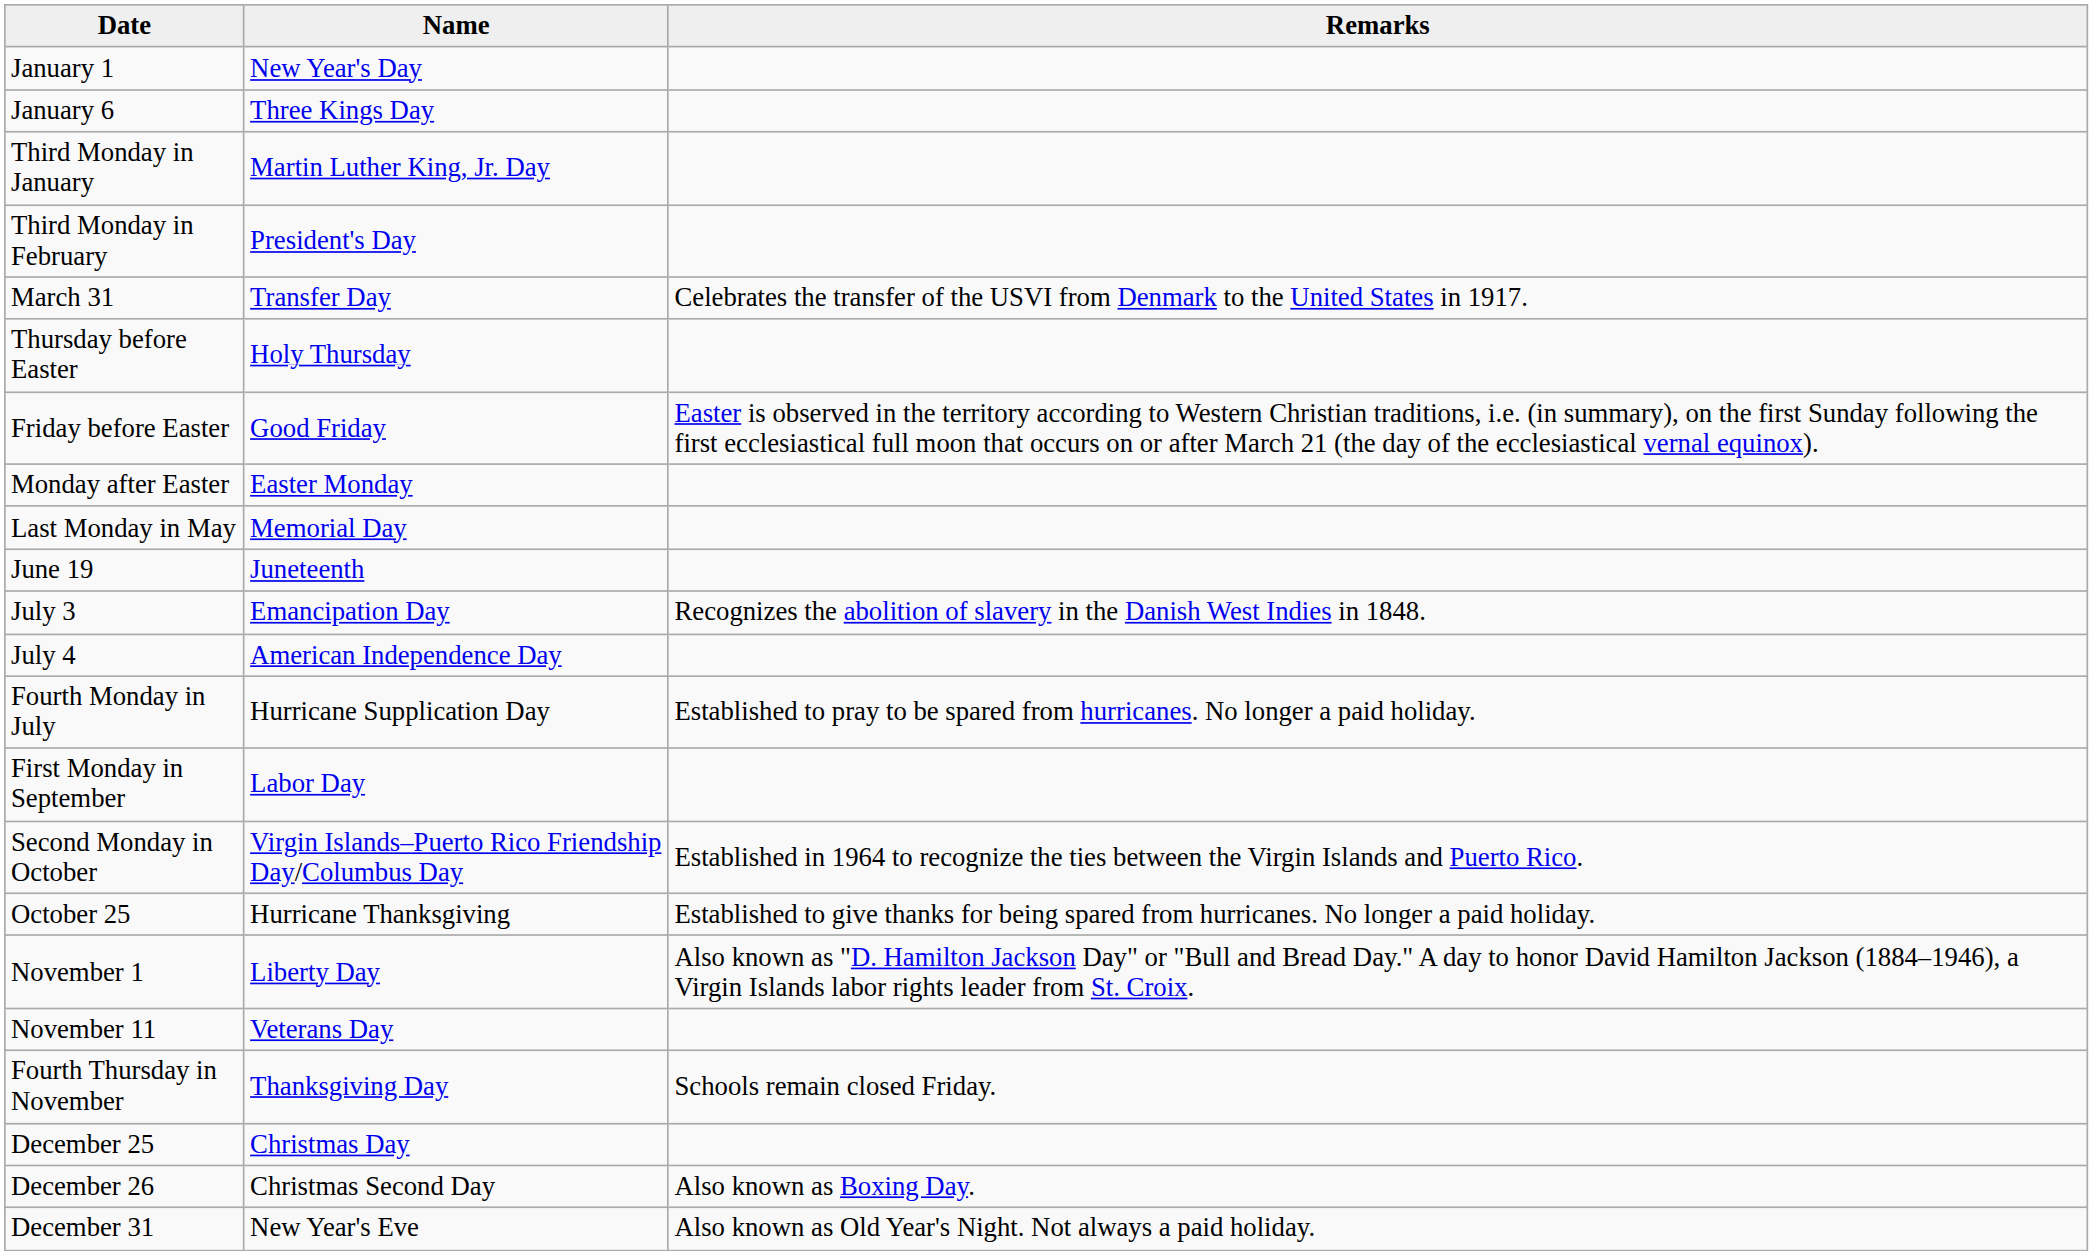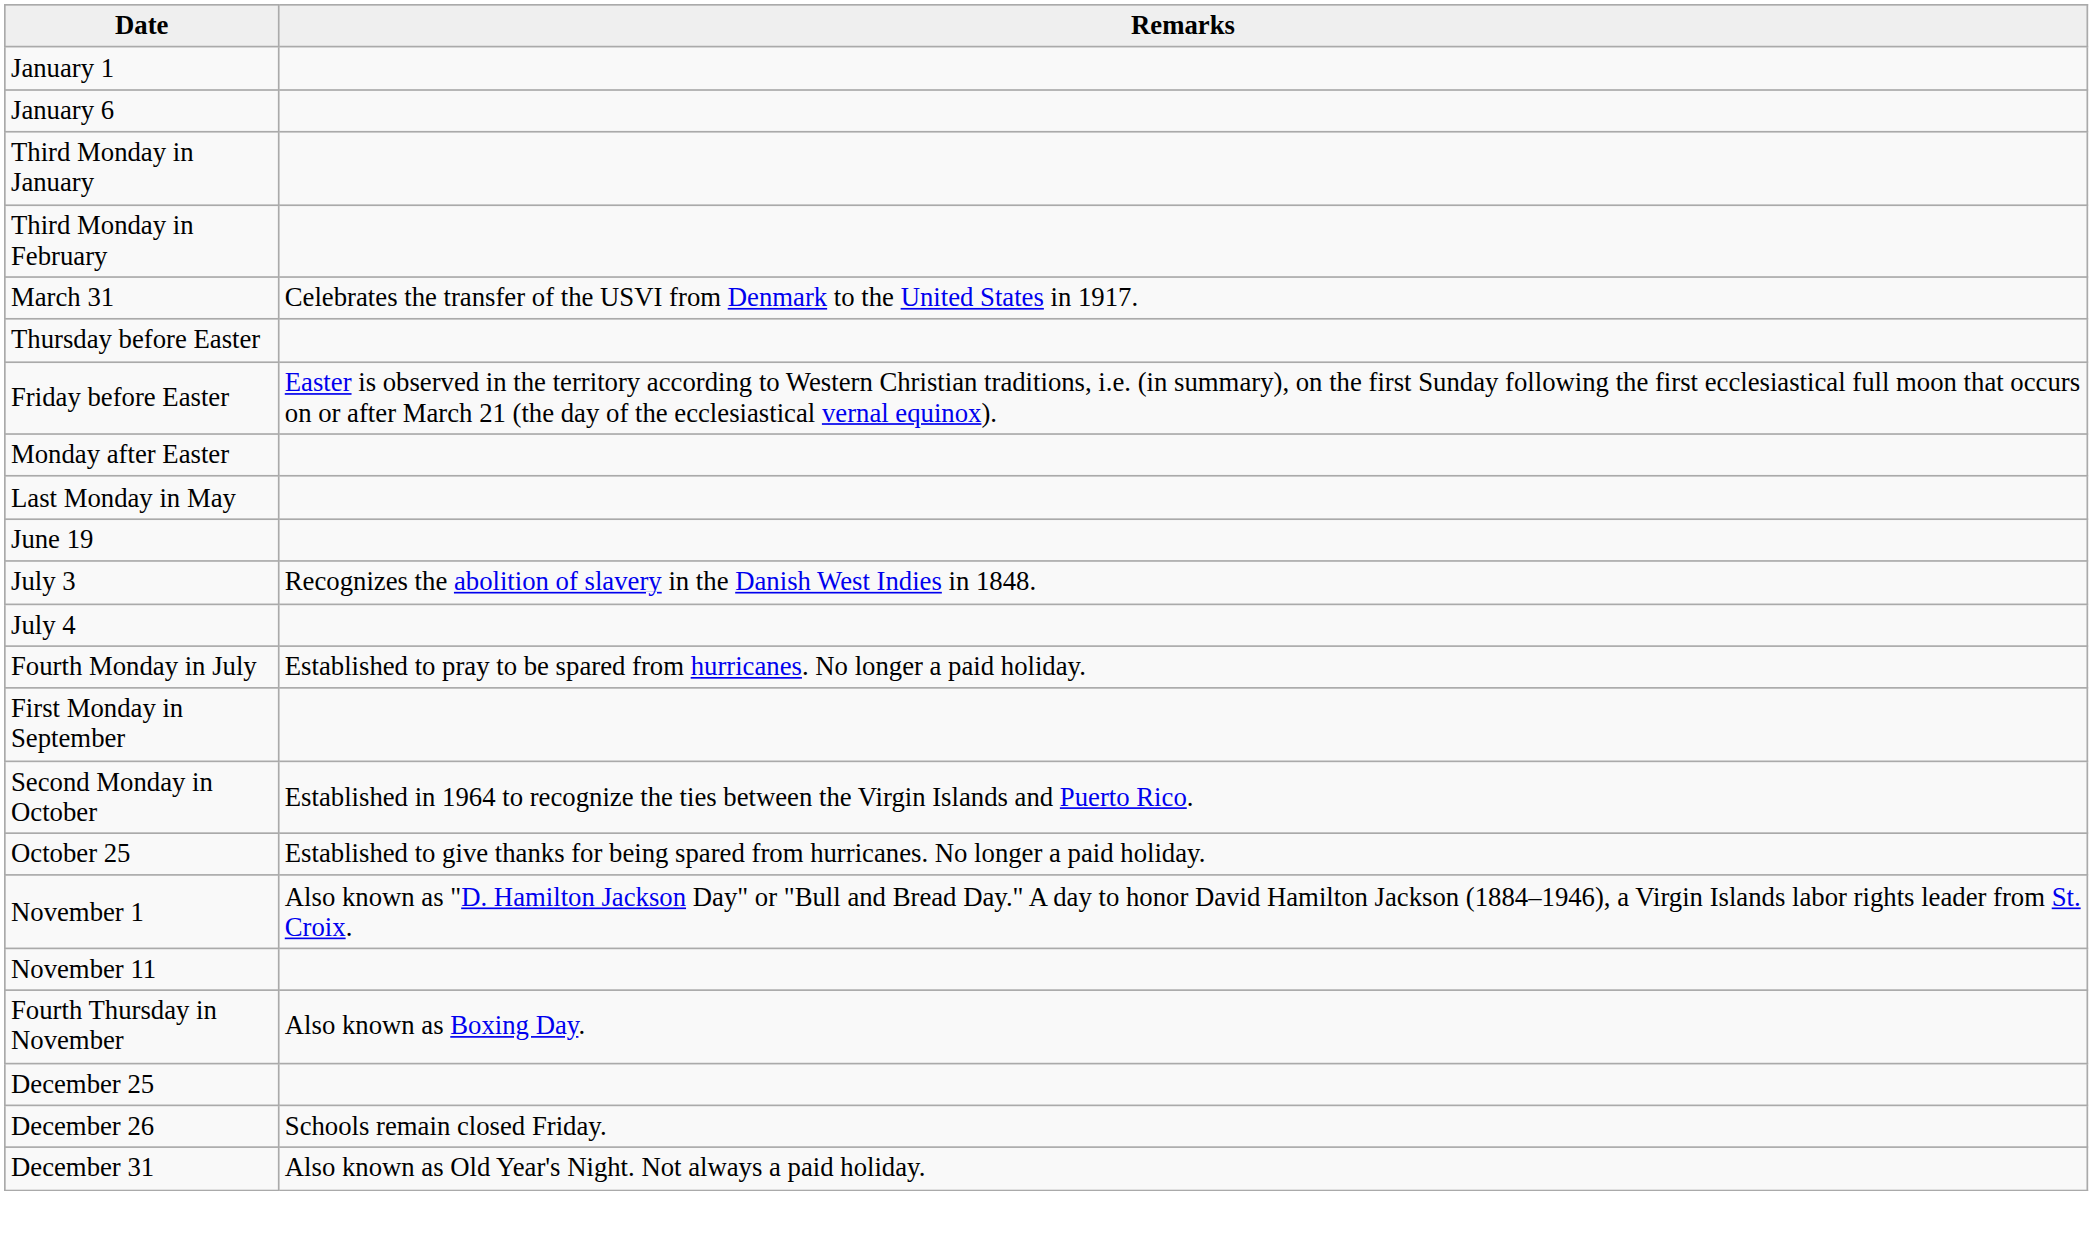- column: (456, 25)
(835, 1086) Schools remain closed Friday. -> (435, 1026) Also known as Boxing Day.
(825, 1186) Also known as Boxing Day. -> (446, 1126) Schools remain closed Friday.
